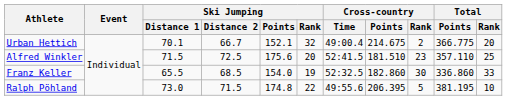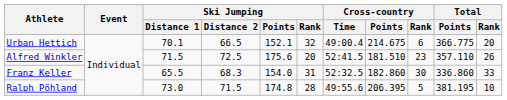(231, 42) 66.7 -> (231, 42) 66.5
(421, 42) 2 -> (421, 42) 6
(489, 57) 25 -> (489, 57) 26
(231, 72) 68.5 -> (231, 72) 68.3
(310, 72) 19 -> (310, 72) 31
(310, 87) 22 -> (310, 87) 28
